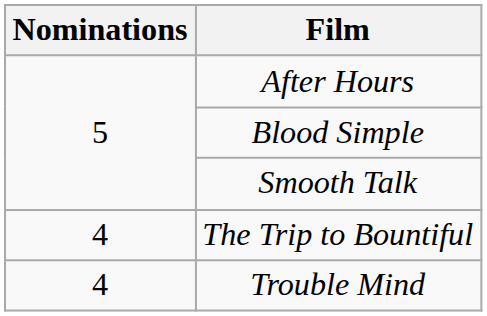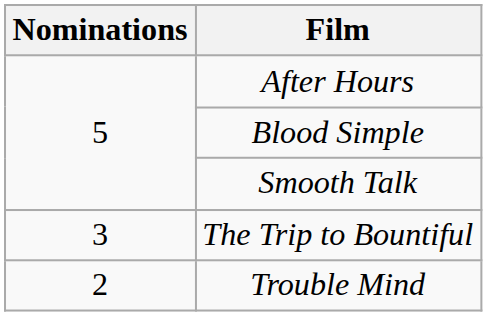(100, 234) 4 -> (100, 234) 3
(100, 285) 4 -> (100, 285) 2
